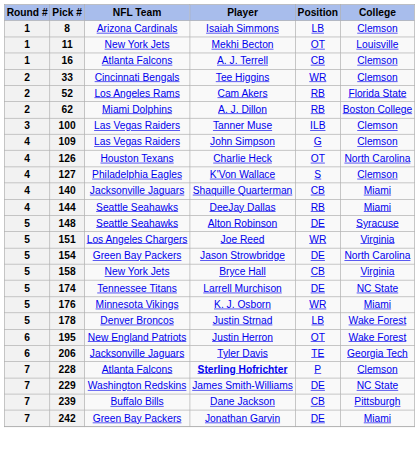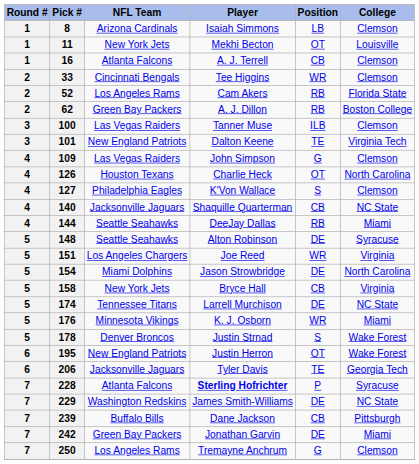(137, 110) Miami Dolphins -> (137, 110) Green Bay Packers
+ row: (67, 142)
(377, 191) Miami -> (377, 207) NC State
(137, 256) Green Bay Packers -> (137, 272) Miami Dolphins
(318, 321) LB -> (318, 337) S
(377, 369) Clemson -> (377, 386) Syracuse
+ row: (67, 451)
